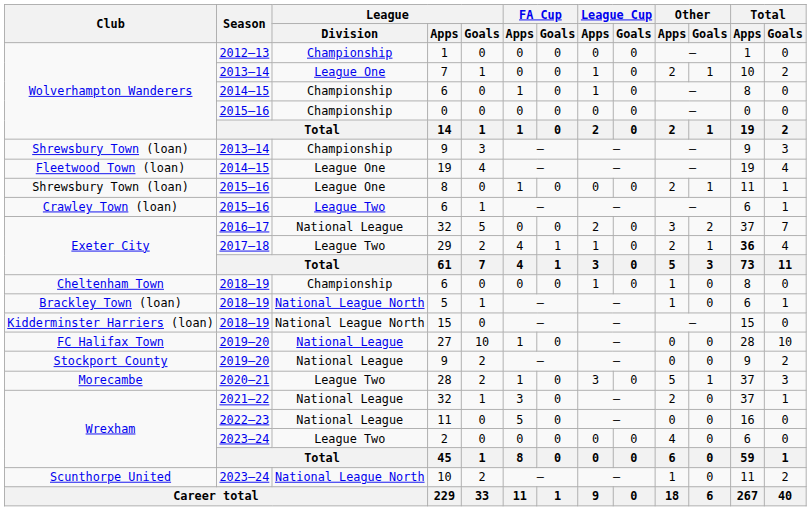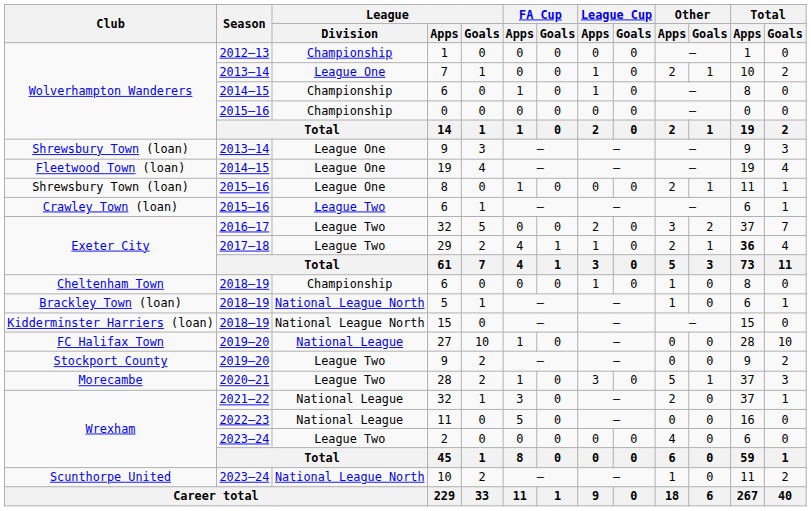(350, 149) Championship -> (350, 149) League One
(350, 226) National League -> (350, 226) League Two
(350, 361) National League -> (350, 361) League Two
